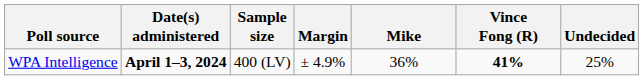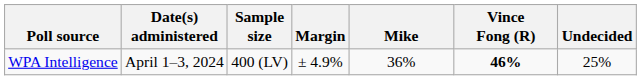(176, 61) bold -> (174, 61) normal
(508, 61) 41% -> (506, 61) 46%
